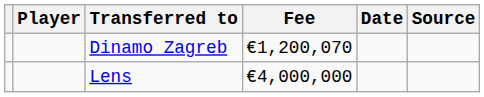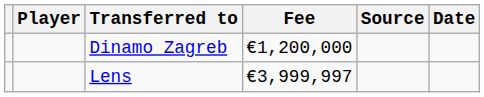columns swapped: (382, 19) <-> (444, 19)
(299, 48) €1,200,070 -> (299, 48) €1,200,000
(299, 77) €4,000,000 -> (299, 77) €3,999,997
